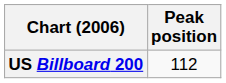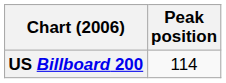(184, 63) 112 -> (184, 63) 114
